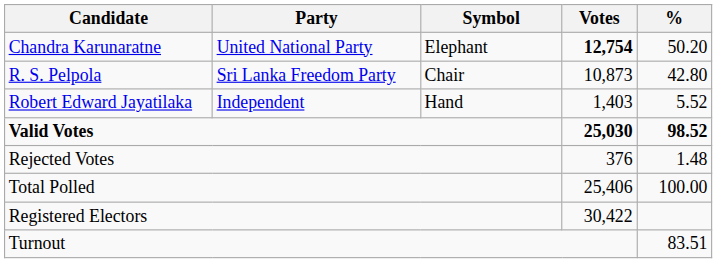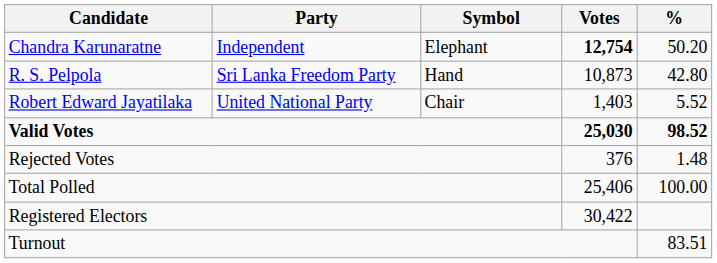(295, 46) United National Party -> (261, 46) Independent
(444, 74) Chair -> (444, 74) Hand
(261, 103) Independent -> (295, 103) United National Party
(444, 103) Hand -> (444, 103) Chair
